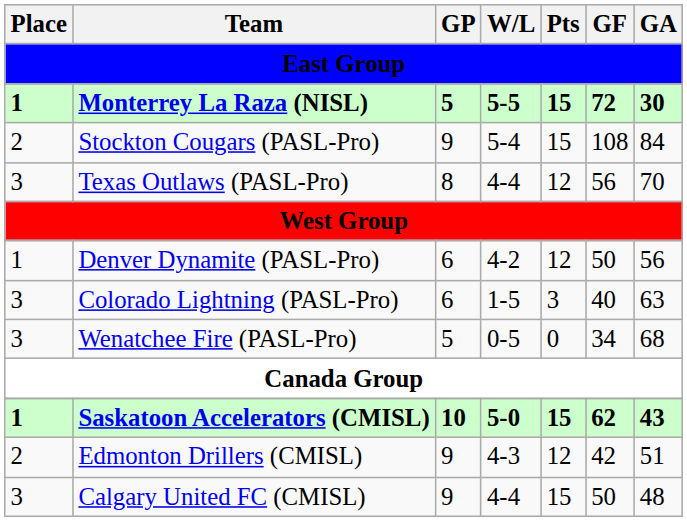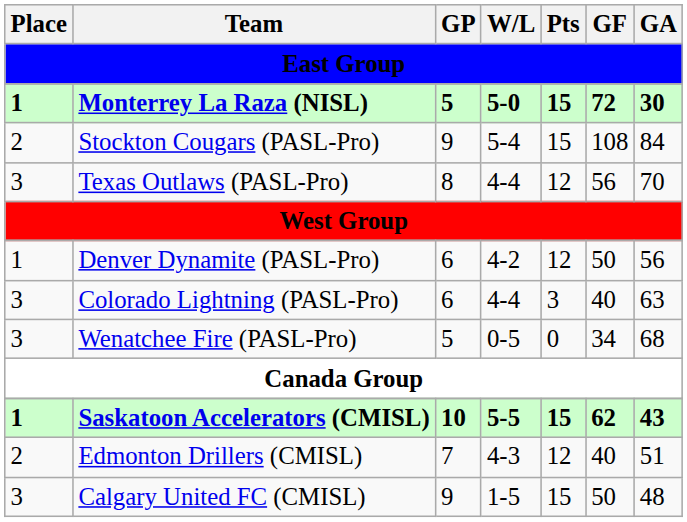(503, 102) 5-5 -> (503, 102) 5-0
(503, 299) 1-5 -> (503, 299) 4-4
(503, 417) 5-0 -> (503, 417) 5-5
(447, 456) 9 -> (447, 456) 7
(604, 456) 42 -> (604, 456) 40
(503, 496) 4-4 -> (503, 496) 1-5
